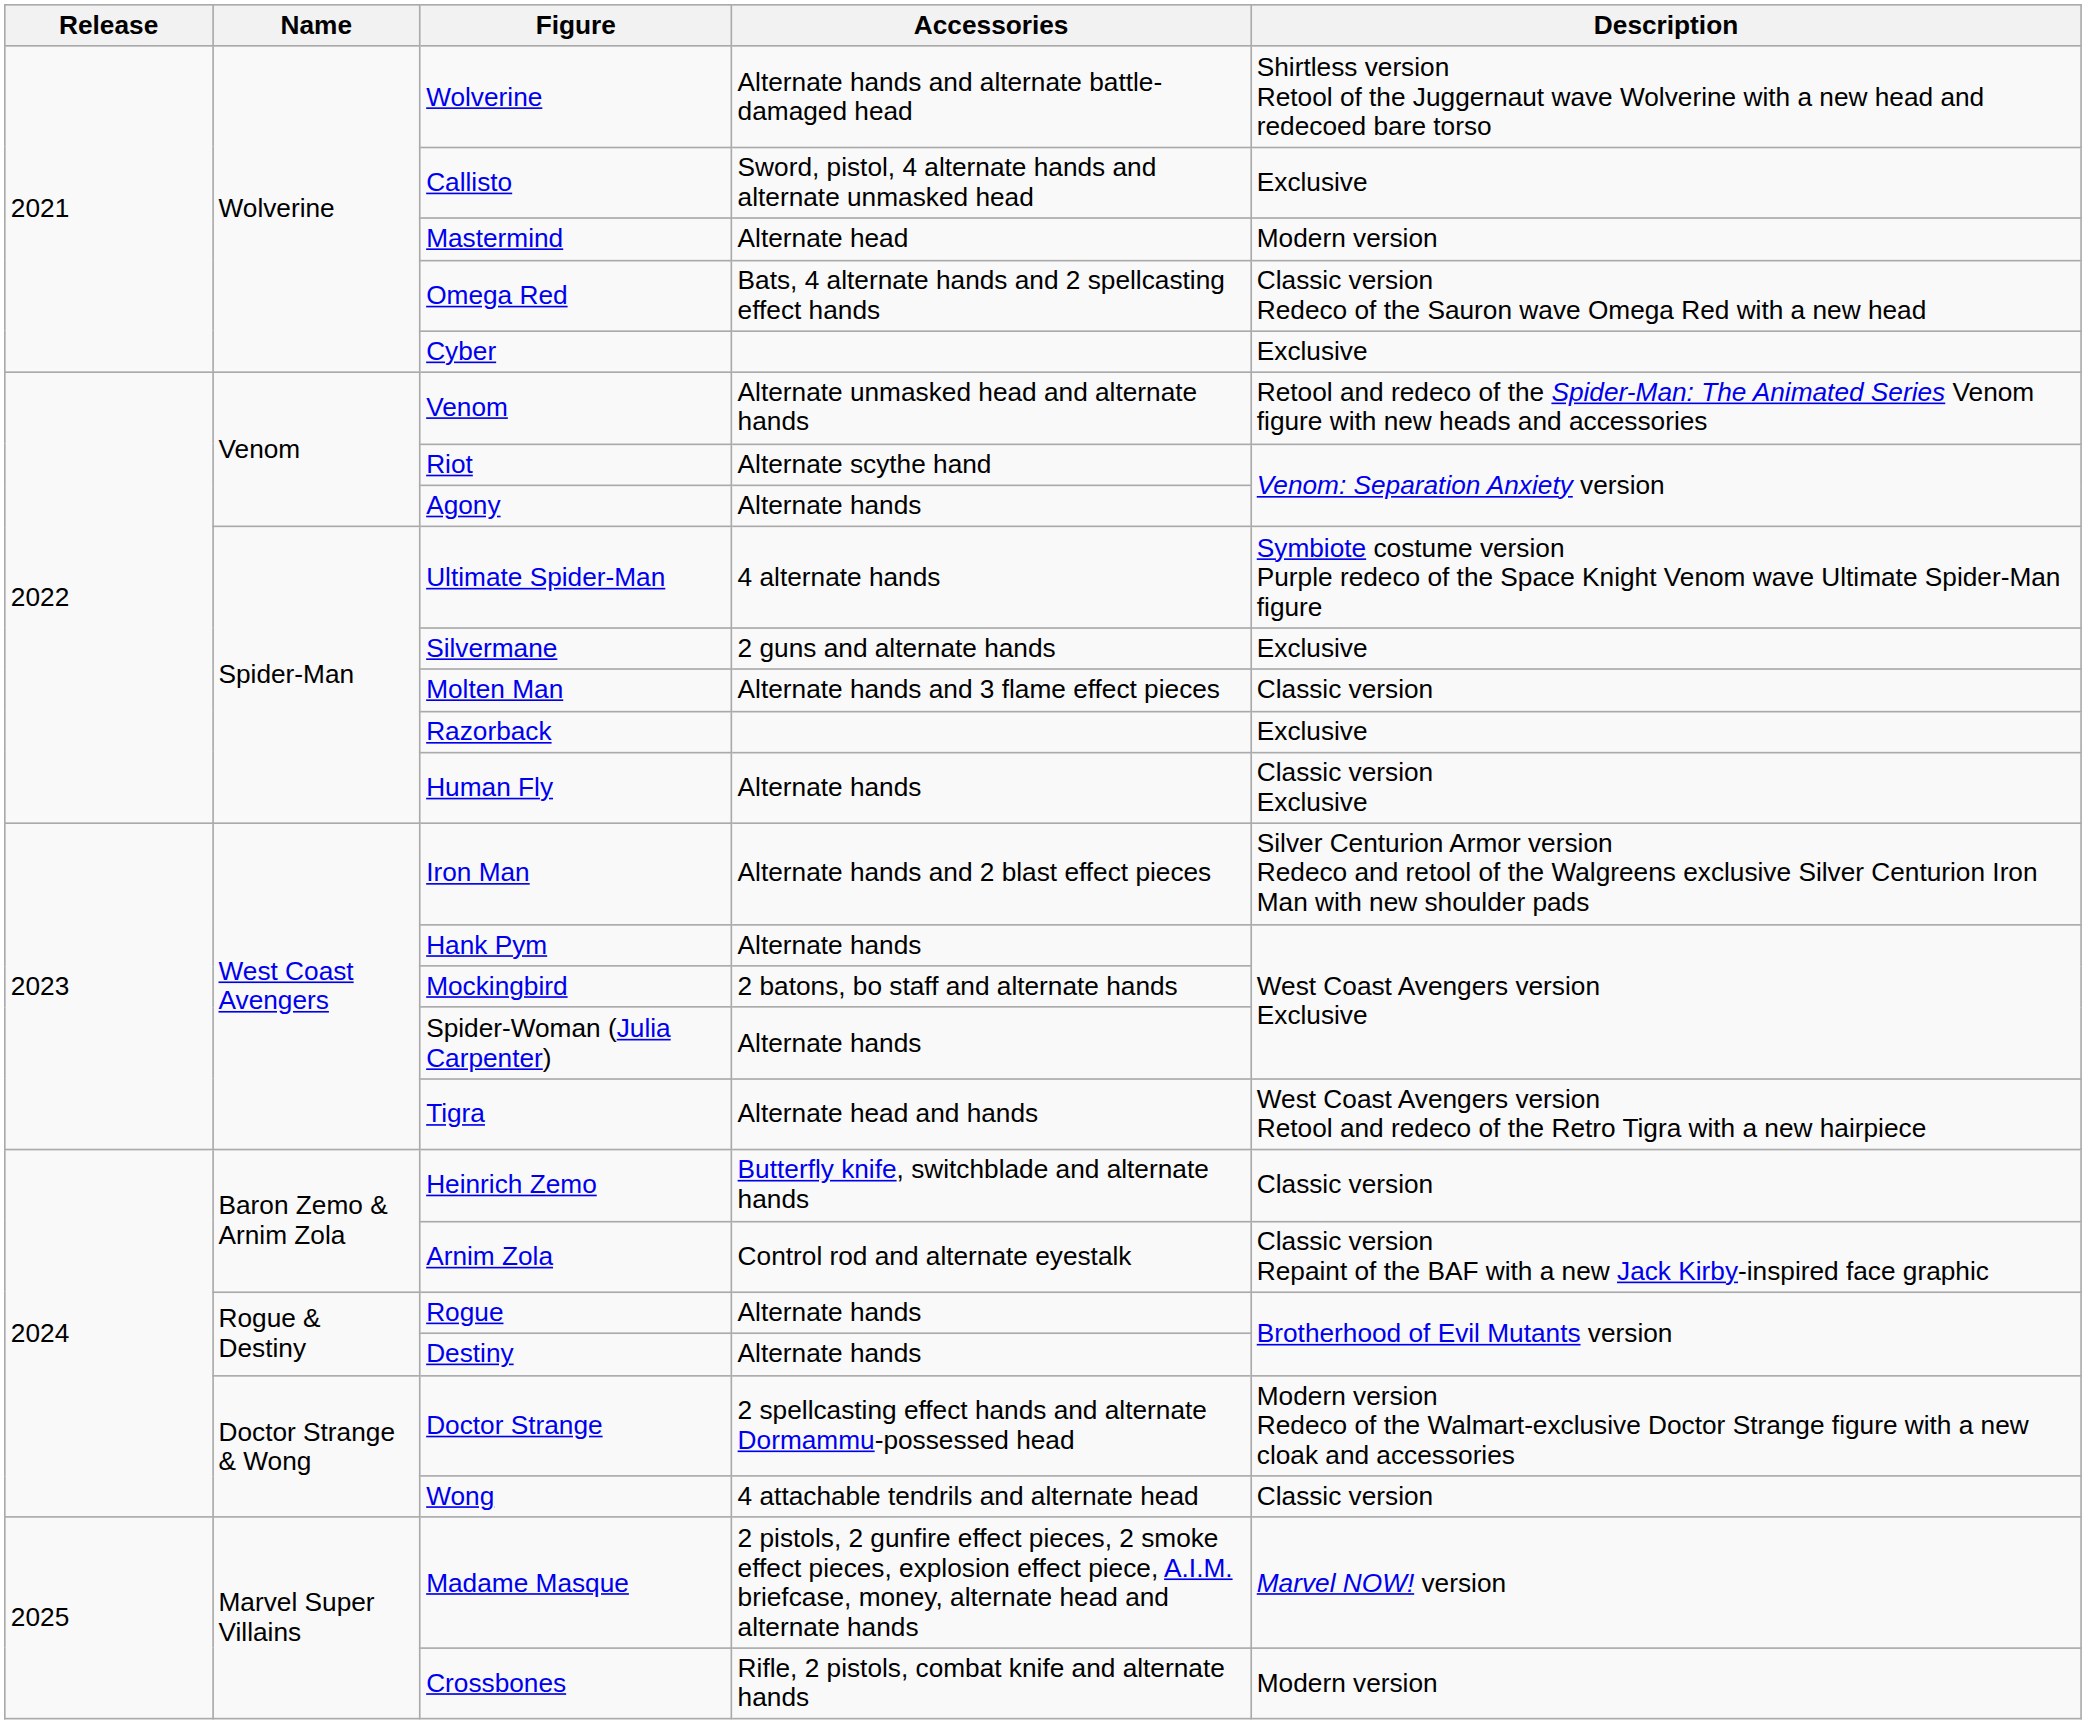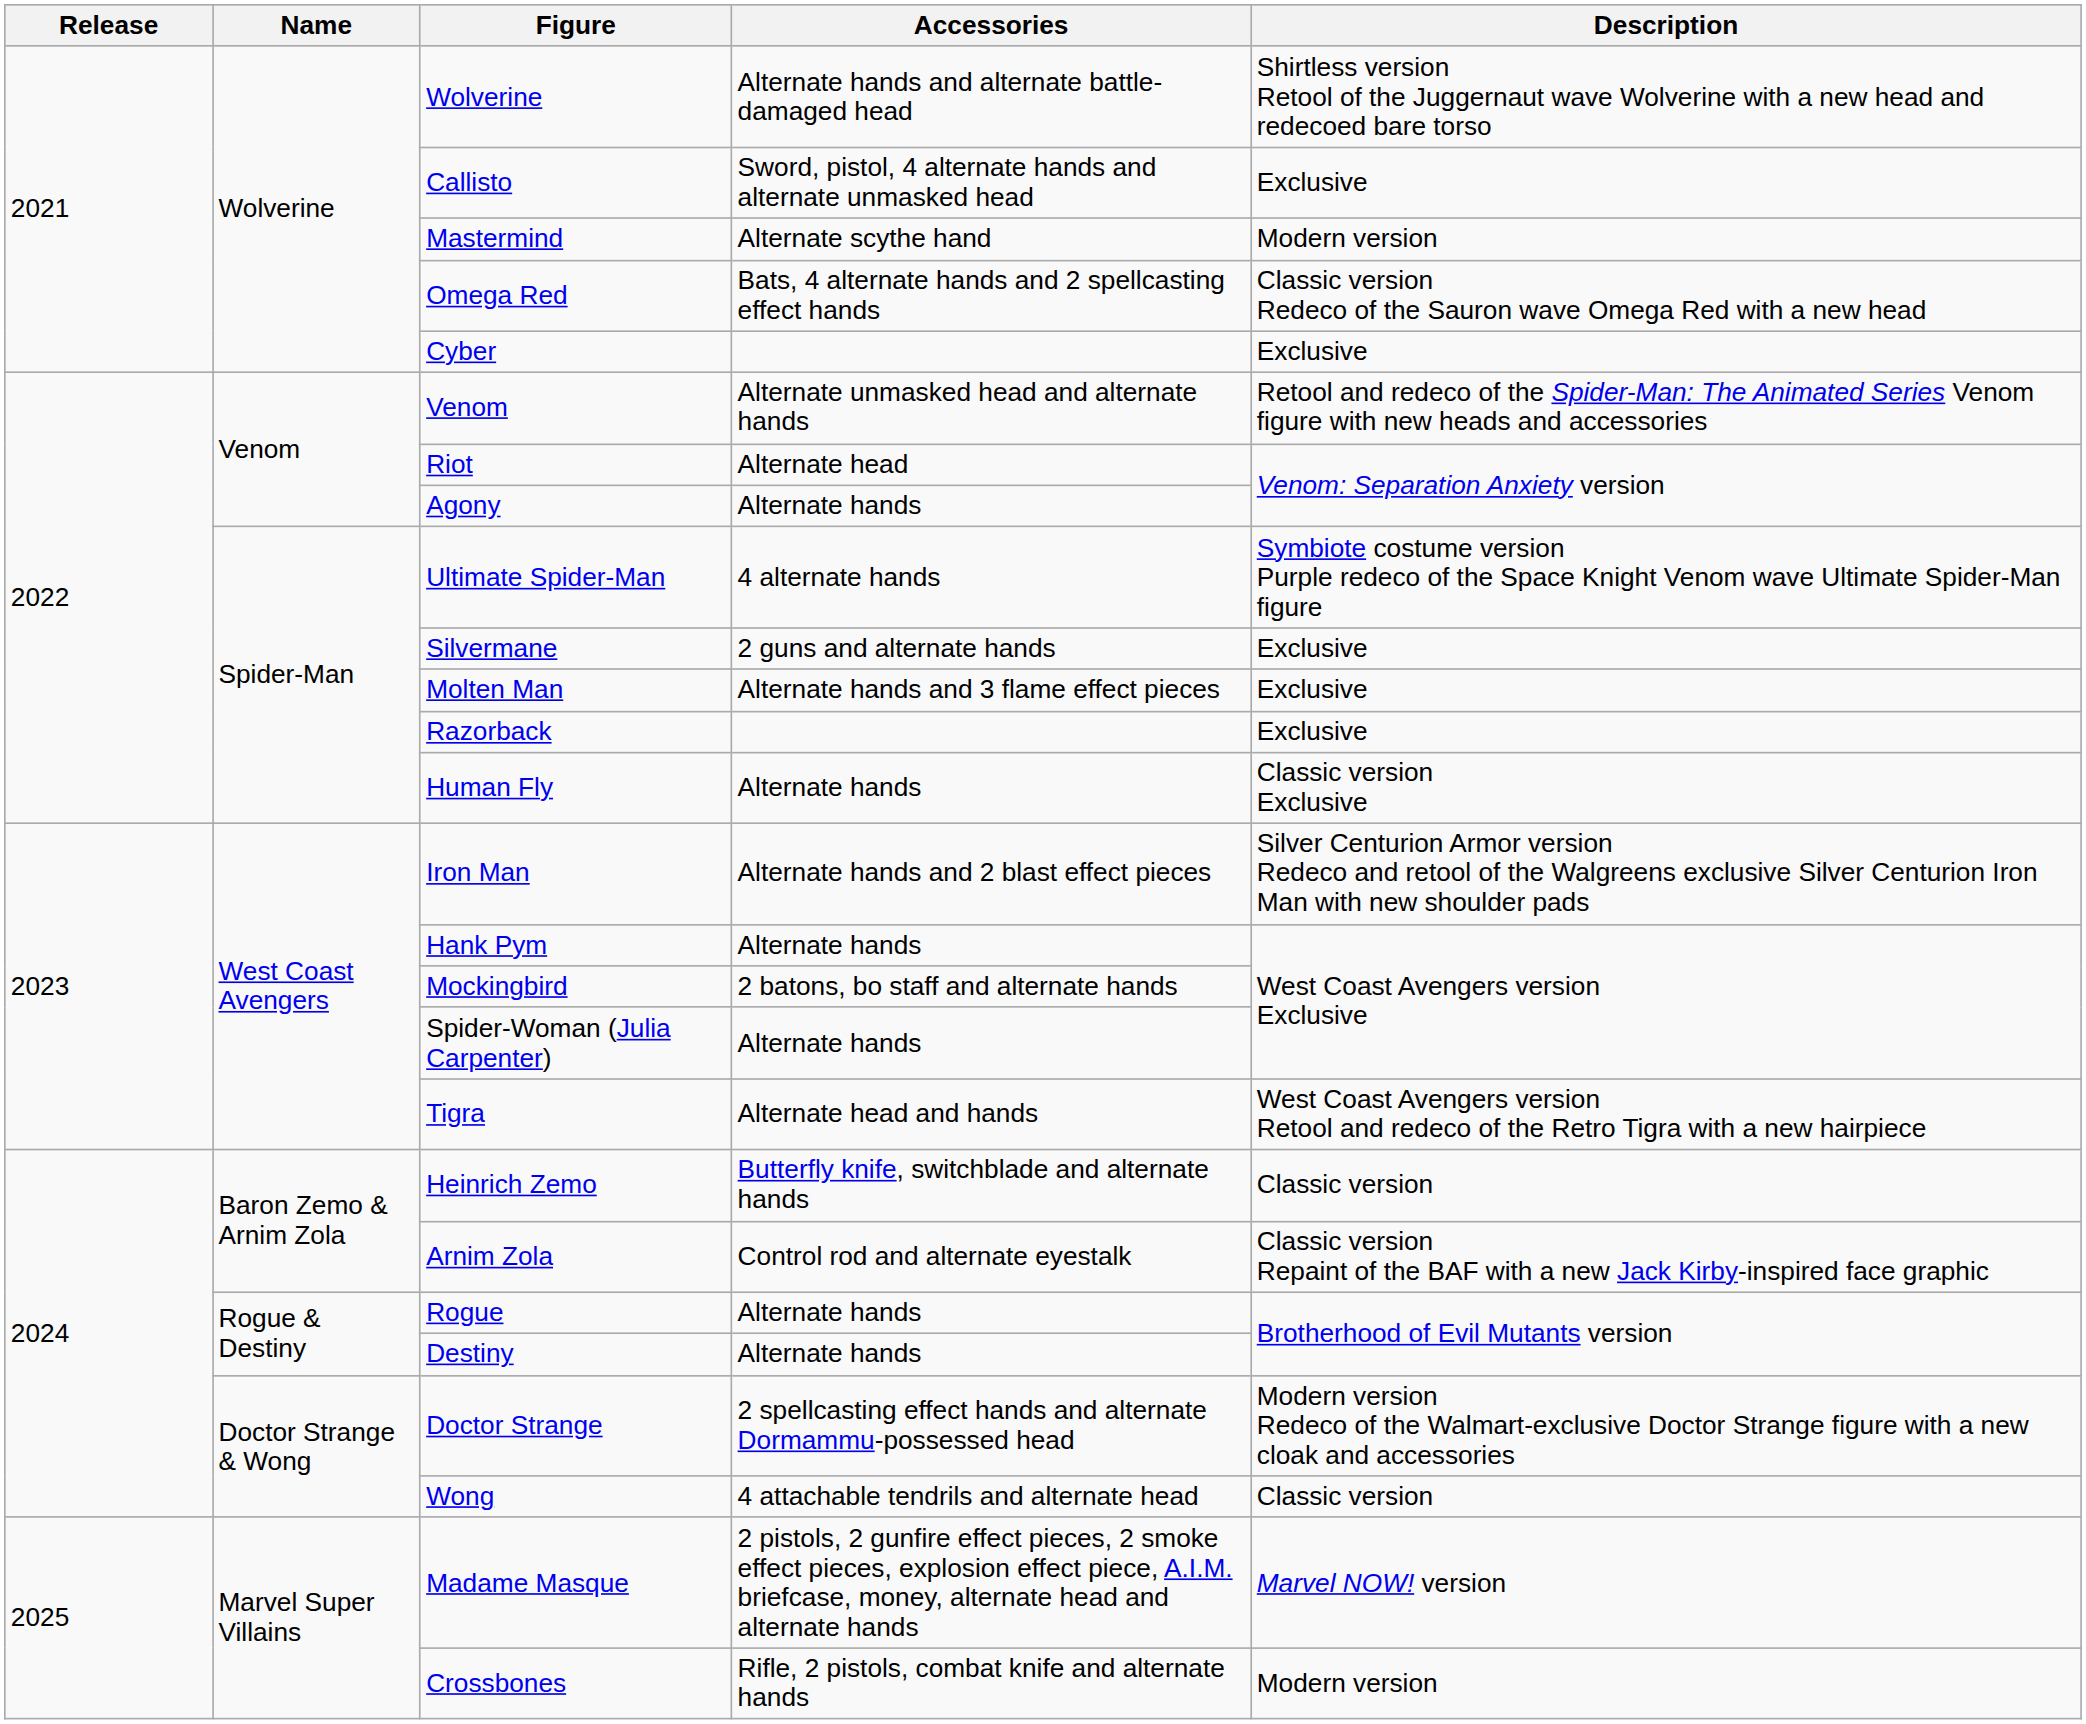(823, 238) Alternate head -> (865, 238) Alternate scythe hand
(865, 464) Alternate scythe hand -> (823, 464) Alternate head
(1345, 689) Classic version -> (1312, 689) Exclusive
